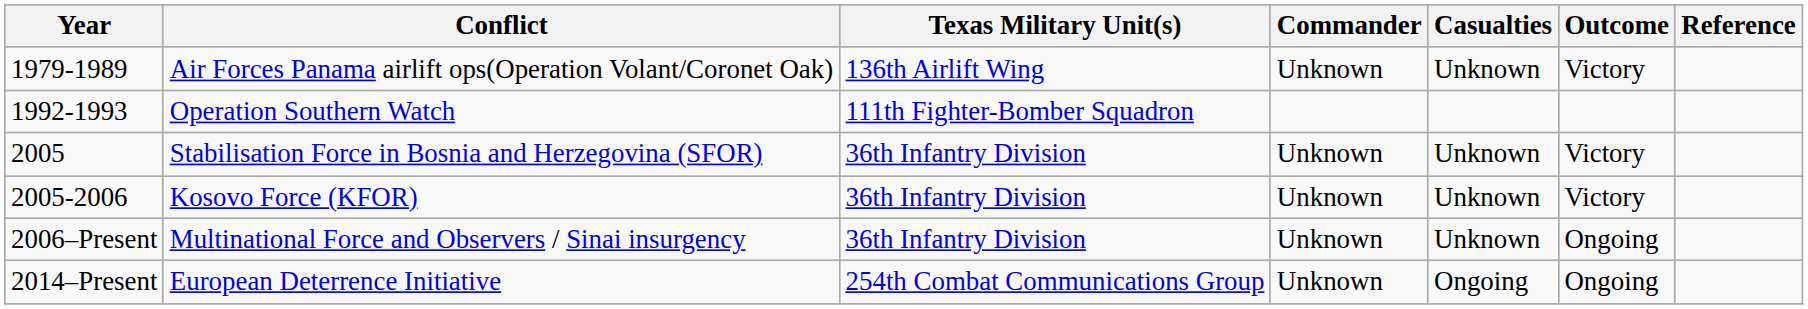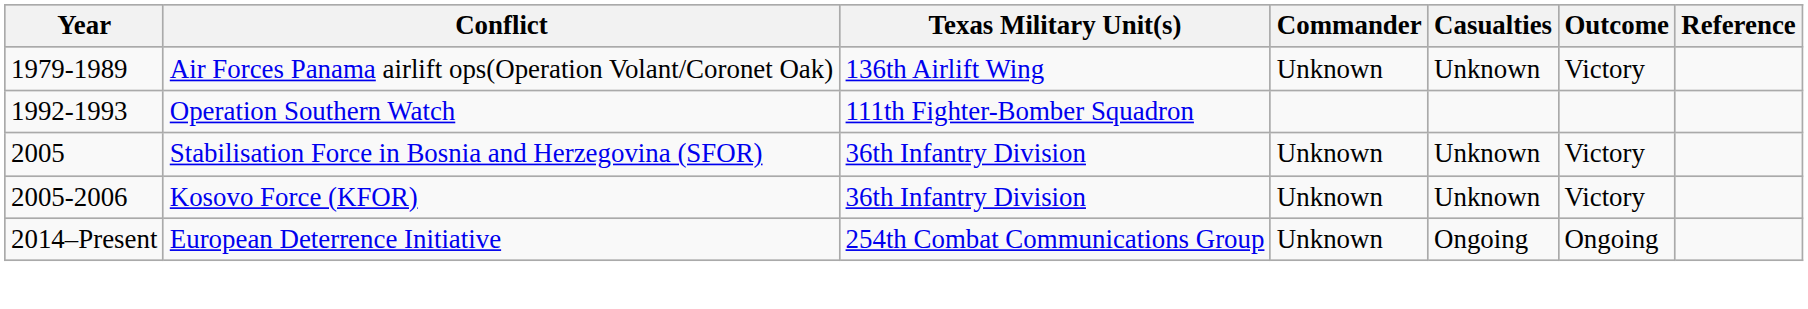- row: (458, 238)
